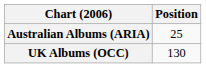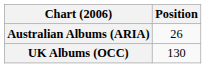(177, 33) 25 -> (177, 33) 26
